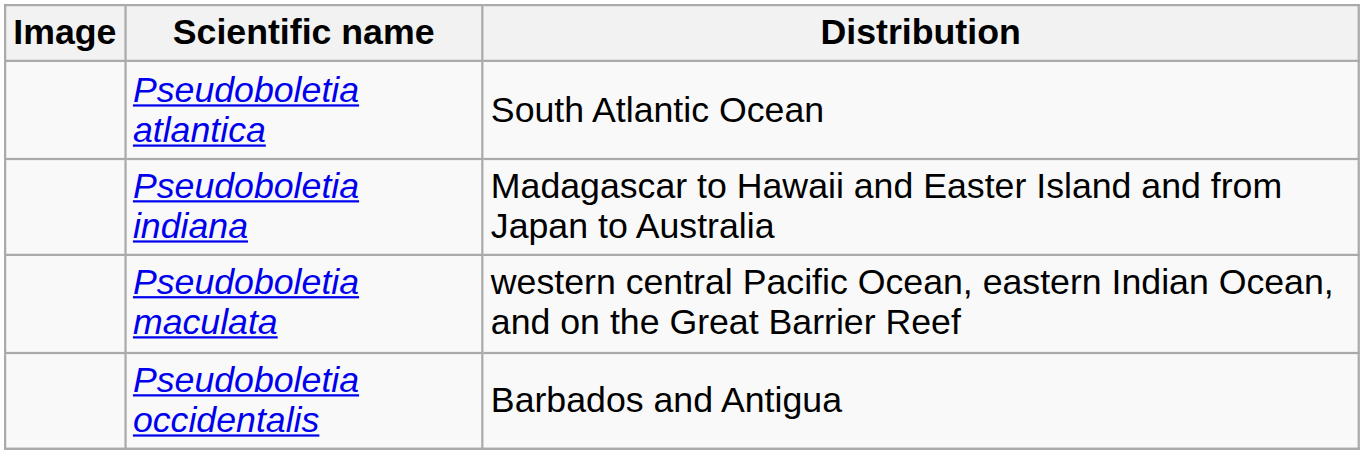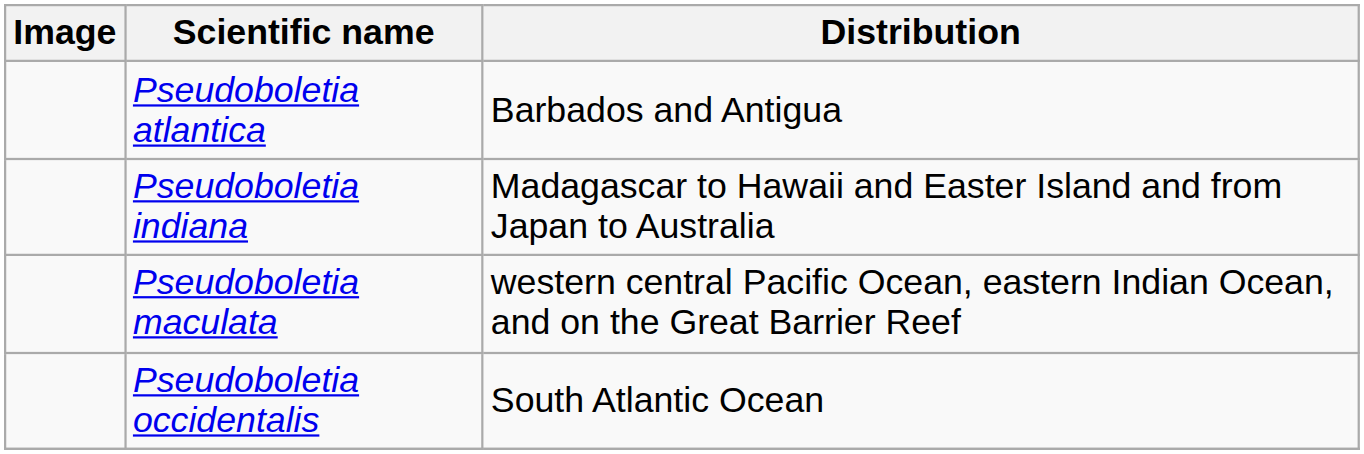(657, 109) South Atlantic Ocean -> (666, 109) Barbados and Antigua
(666, 399) Barbados and Antigua -> (657, 399) South Atlantic Ocean
